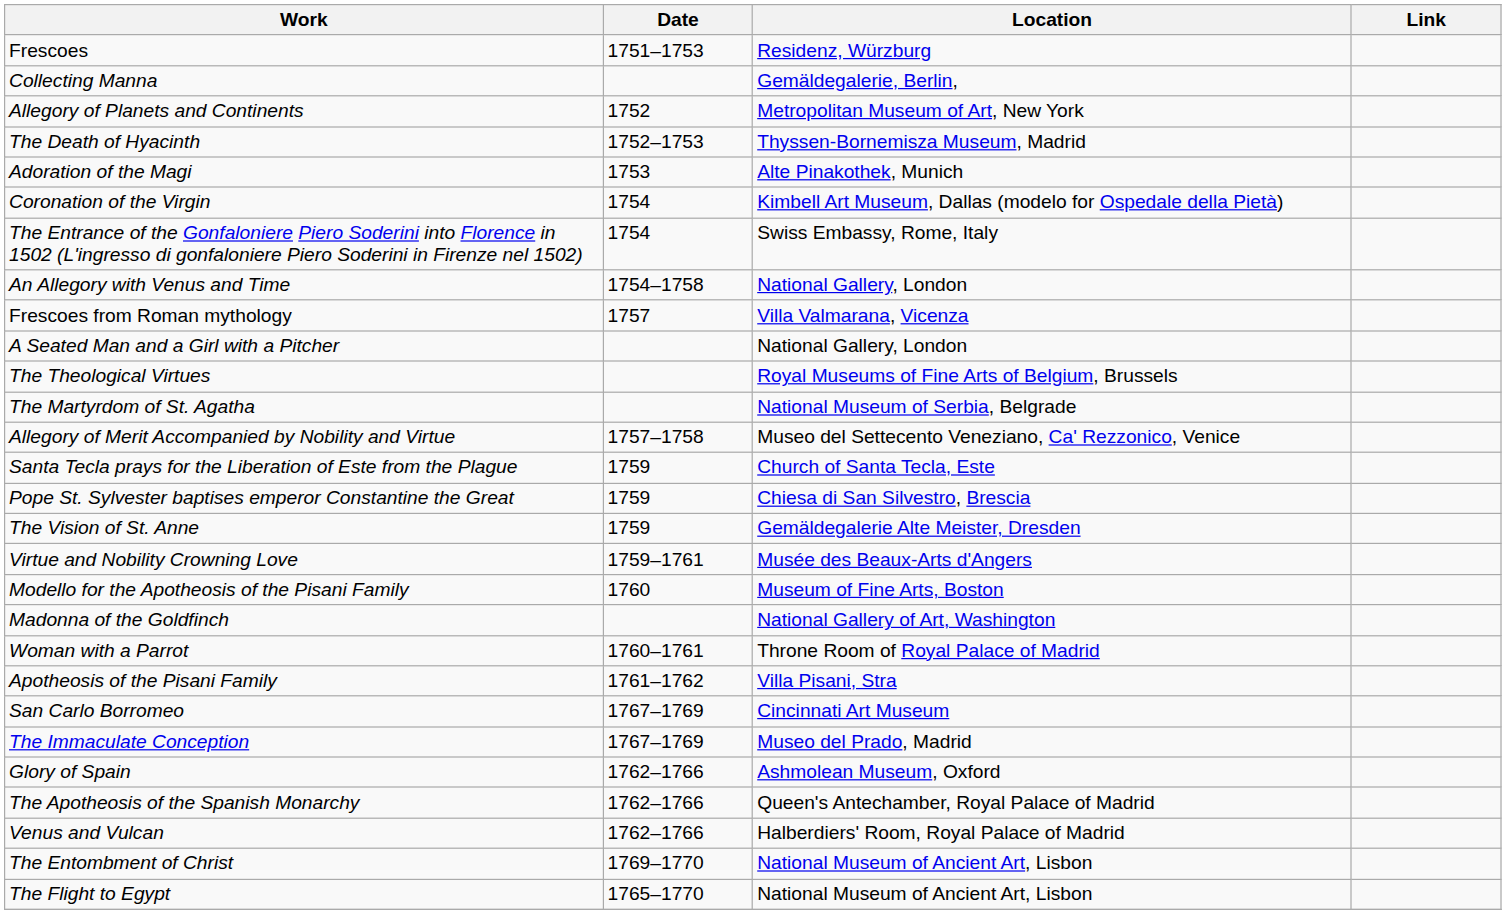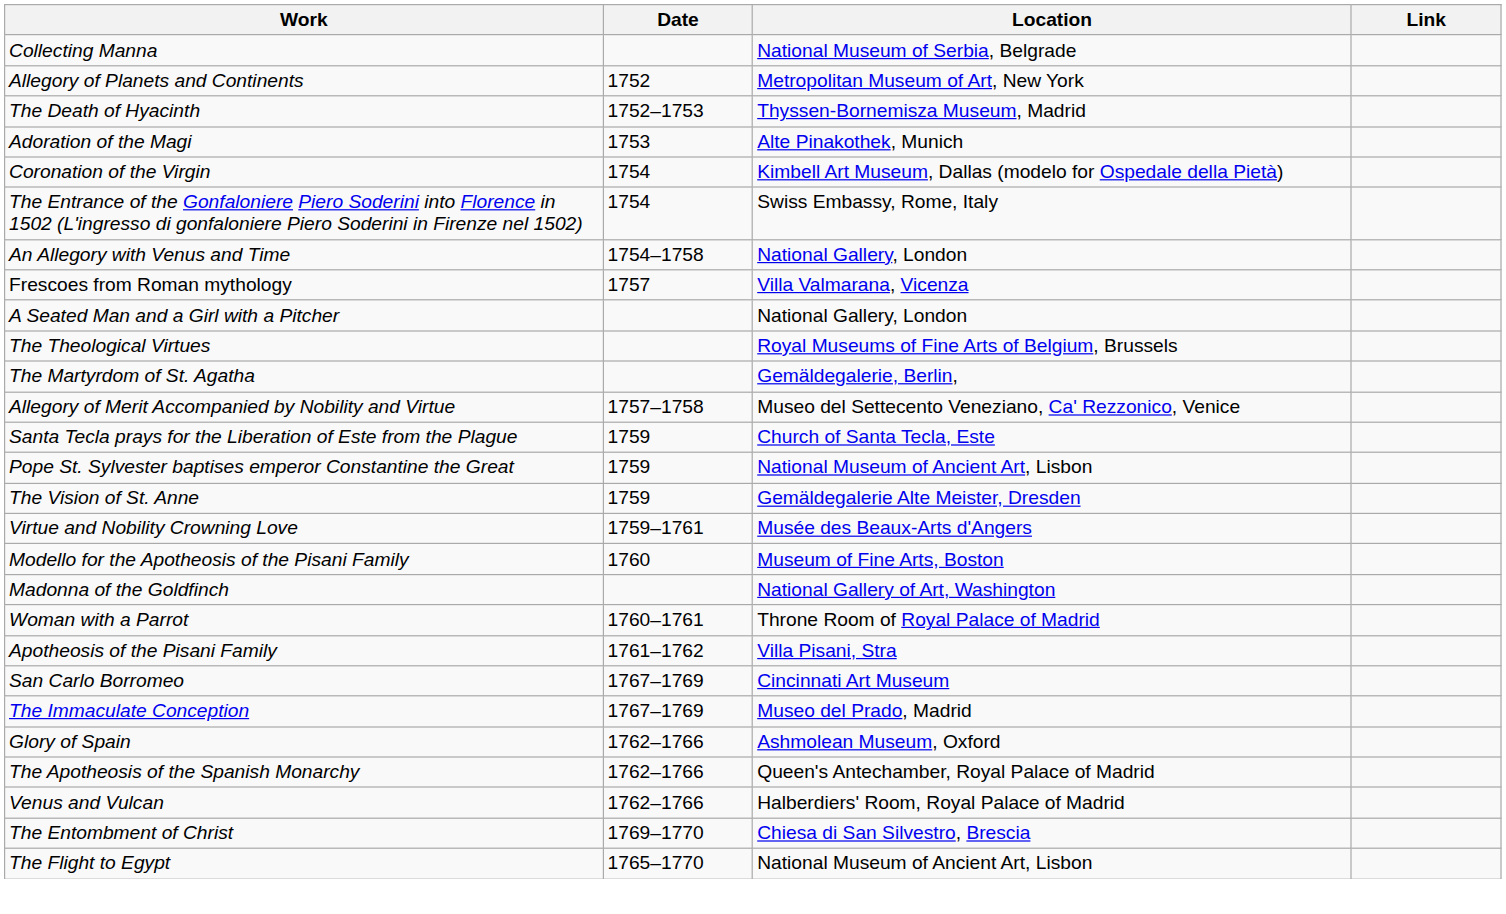- row: (49, 50)
(858, 80) Gemäldegalerie, Berlin, -> (917, 50) National Museum of Serbia, Belgrade
(917, 406) National Museum of Serbia, Belgrade -> (858, 376) Gemäldegalerie, Berlin,
(894, 498) Chiesa di San Silvestro, Brescia -> (925, 467) National Museum of Ancient Art, Lisbon
(925, 863) National Museum of Ancient Art, Lisbon -> (894, 833) Chiesa di San Silvestro, Brescia
